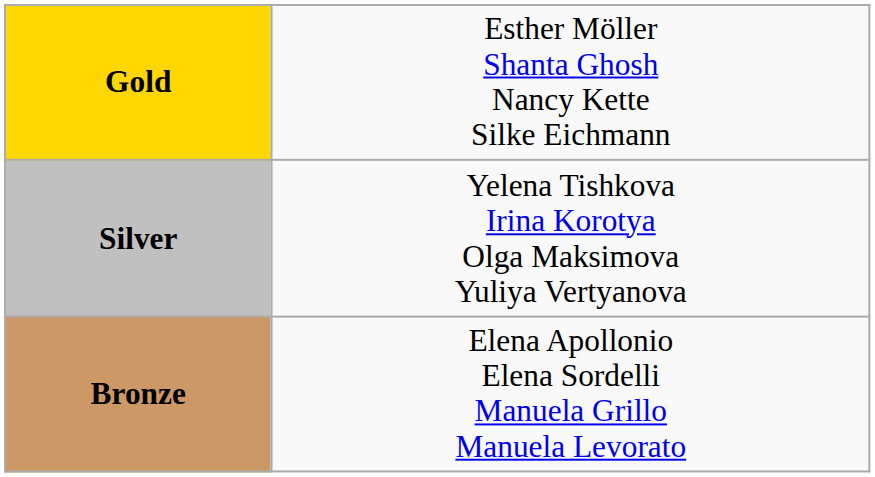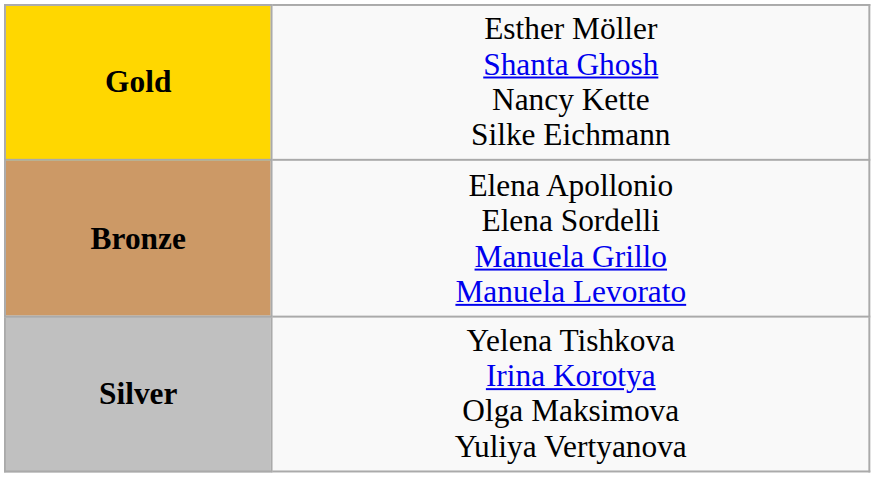rows swapped: (138, 237) <-> (138, 393)
